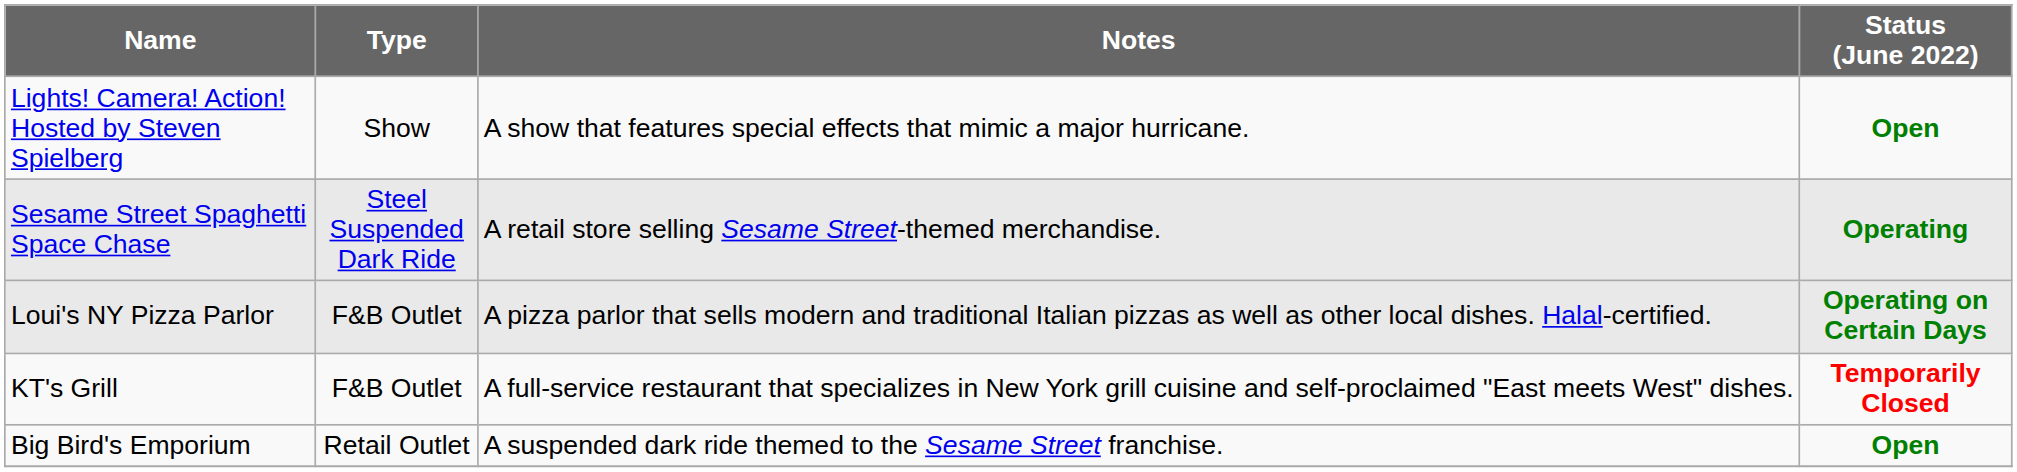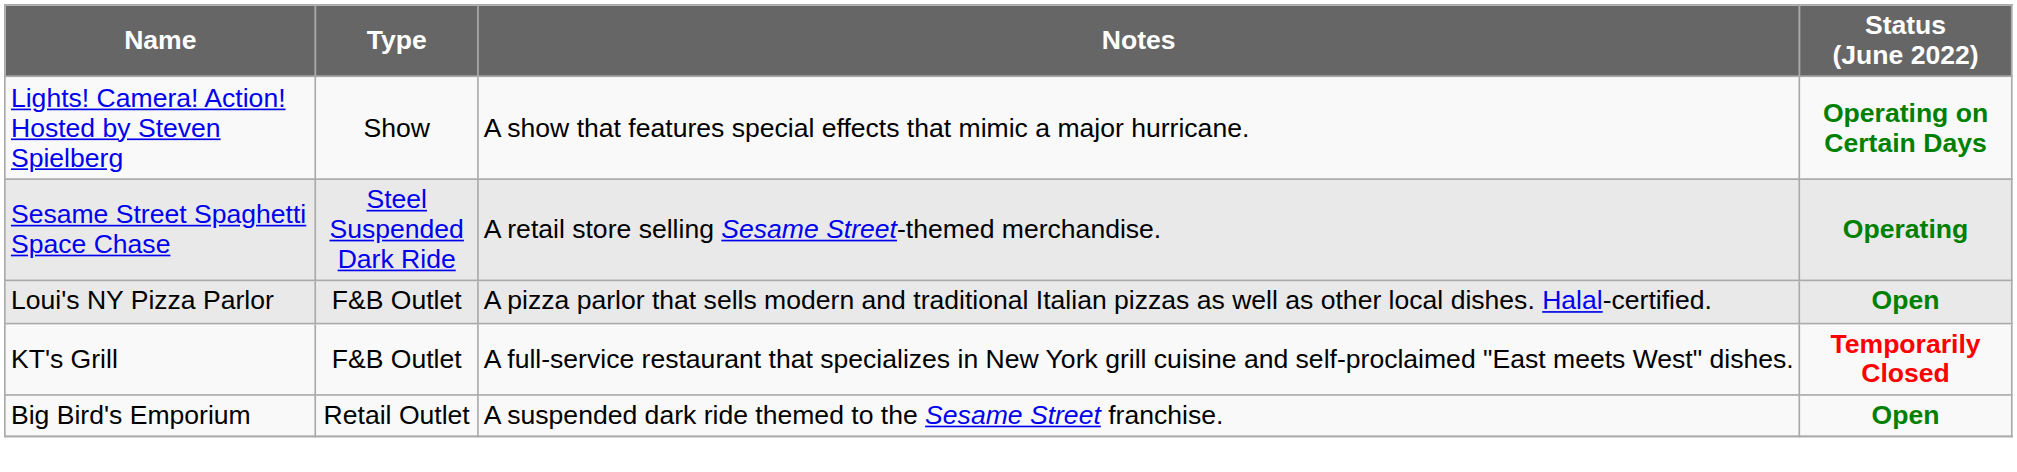(1906, 127) Open -> (1906, 127) Operating on Certain Days
(1906, 316) Operating on Certain Days -> (1906, 301) Open
